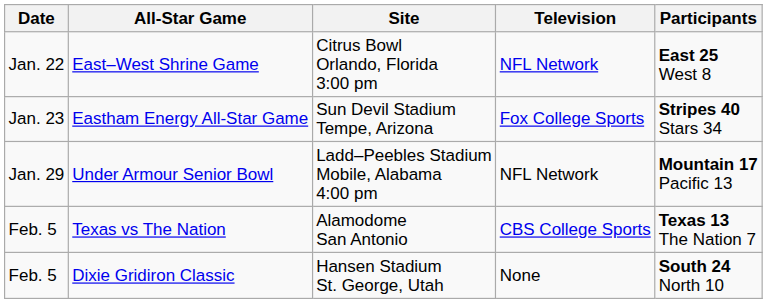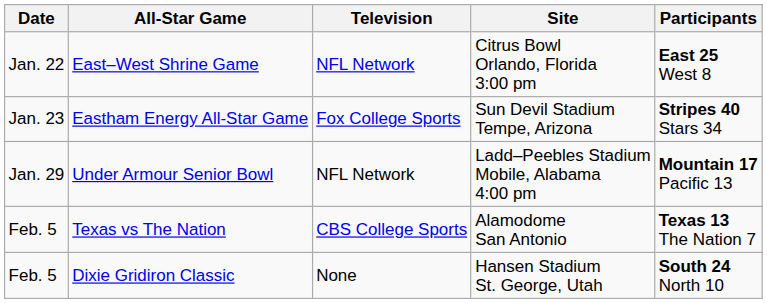columns swapped: (404, 18) <-> (575, 18)
